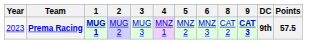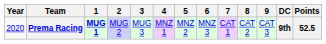+ column: (228, 10)
(15, 28) 2023 -> (15, 28) 2020
(247, 28) bold -> (267, 28) normal
(288, 28) 57.5 -> (307, 28) 52.5
